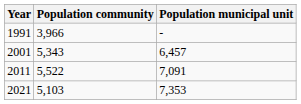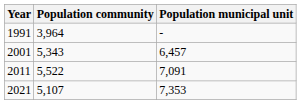(50, 33) 3,966 -> (50, 33) 3,964
(50, 90) 5,103 -> (50, 90) 5,107
